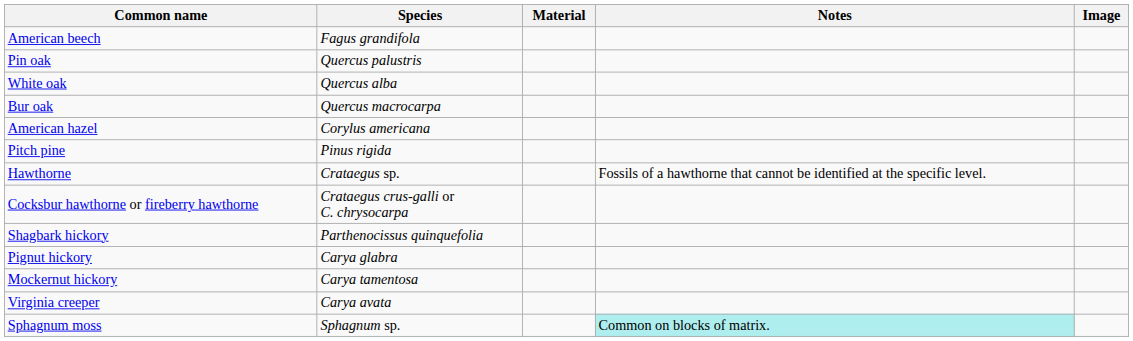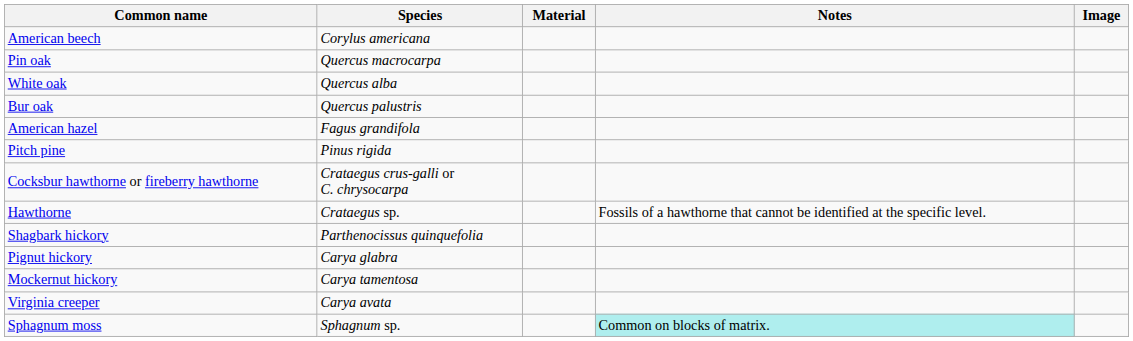(370, 38) Fagus grandifola -> (375, 38) Corylus americana
(371, 60) Quercus palustris -> (381, 60) Quercus macrocarpa
(381, 106) Quercus macrocarpa -> (371, 106) Quercus palustris
(375, 128) Corylus americana -> (370, 128) Fagus grandifola
rows swapped: (133, 204) <-> (39, 173)
